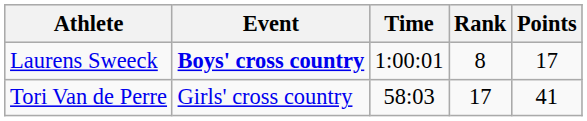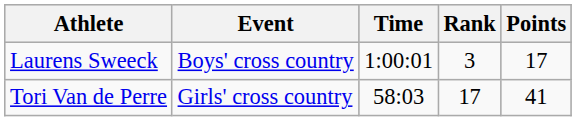(271, 60) bold -> (266, 60) normal
(480, 60) 8 -> (470, 60) 3
